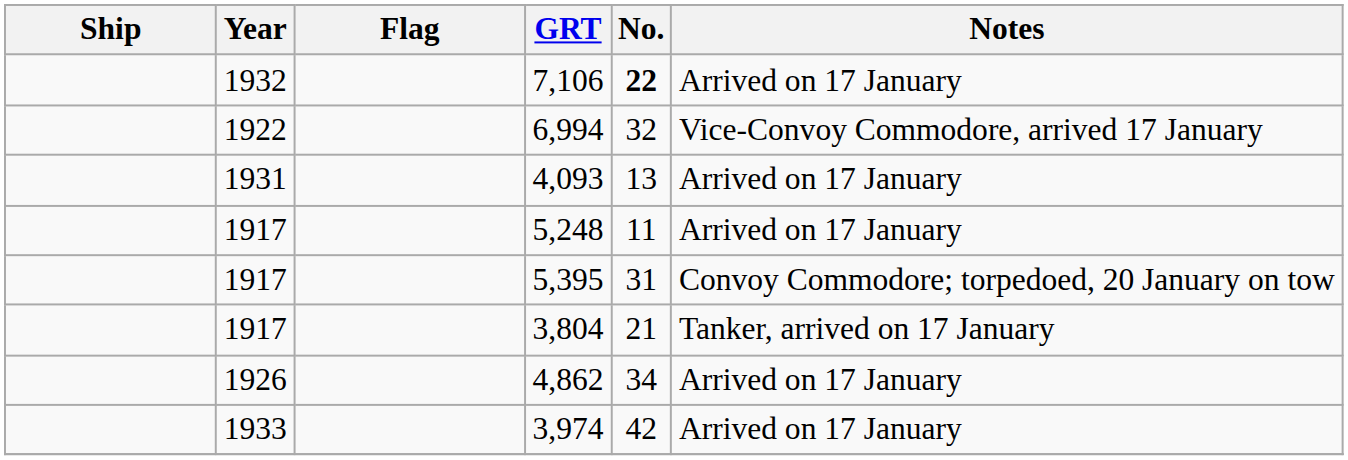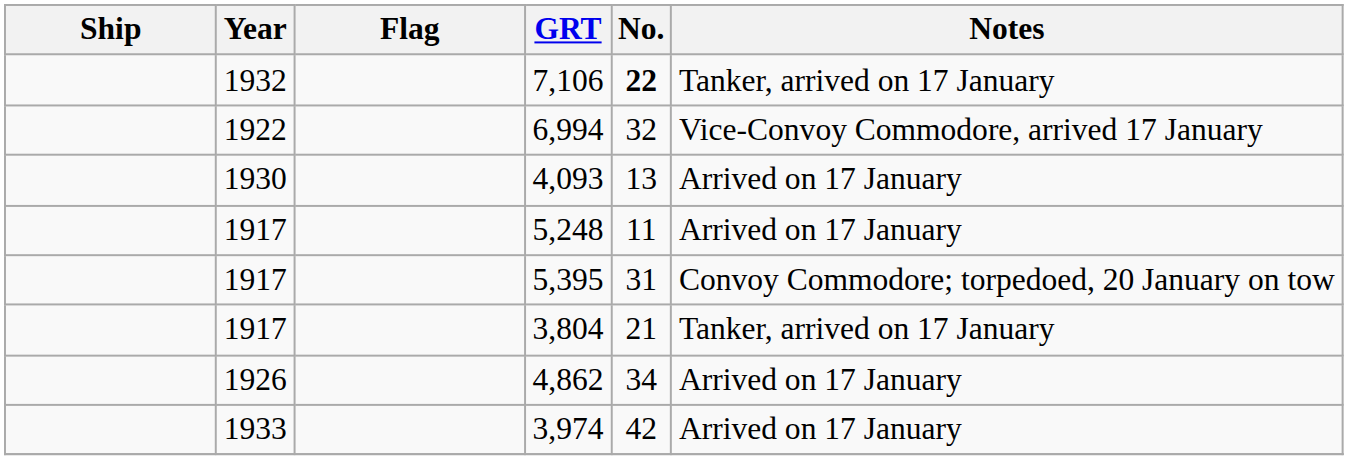(820, 79) Arrived on 17 January -> (867, 79) Tanker, arrived on 17 January
(255, 179) 1931 -> (255, 179) 1930
